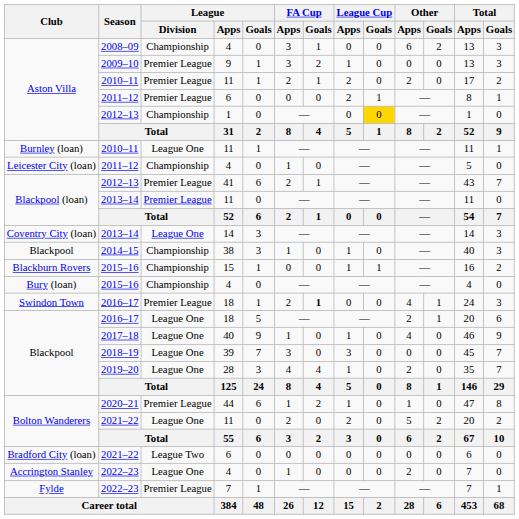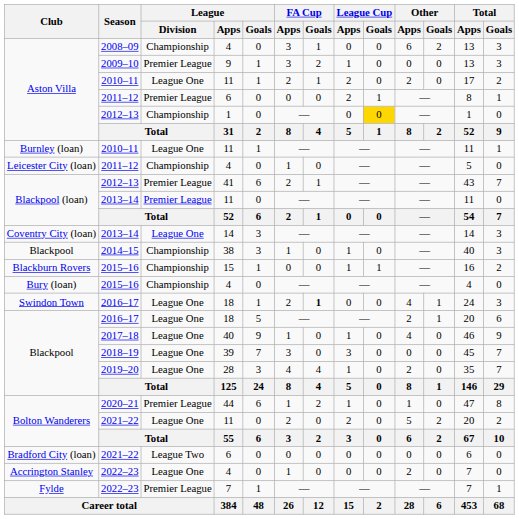(178, 81) Premier League -> (178, 81) League One
(178, 302) Premier League -> (178, 302) League One
